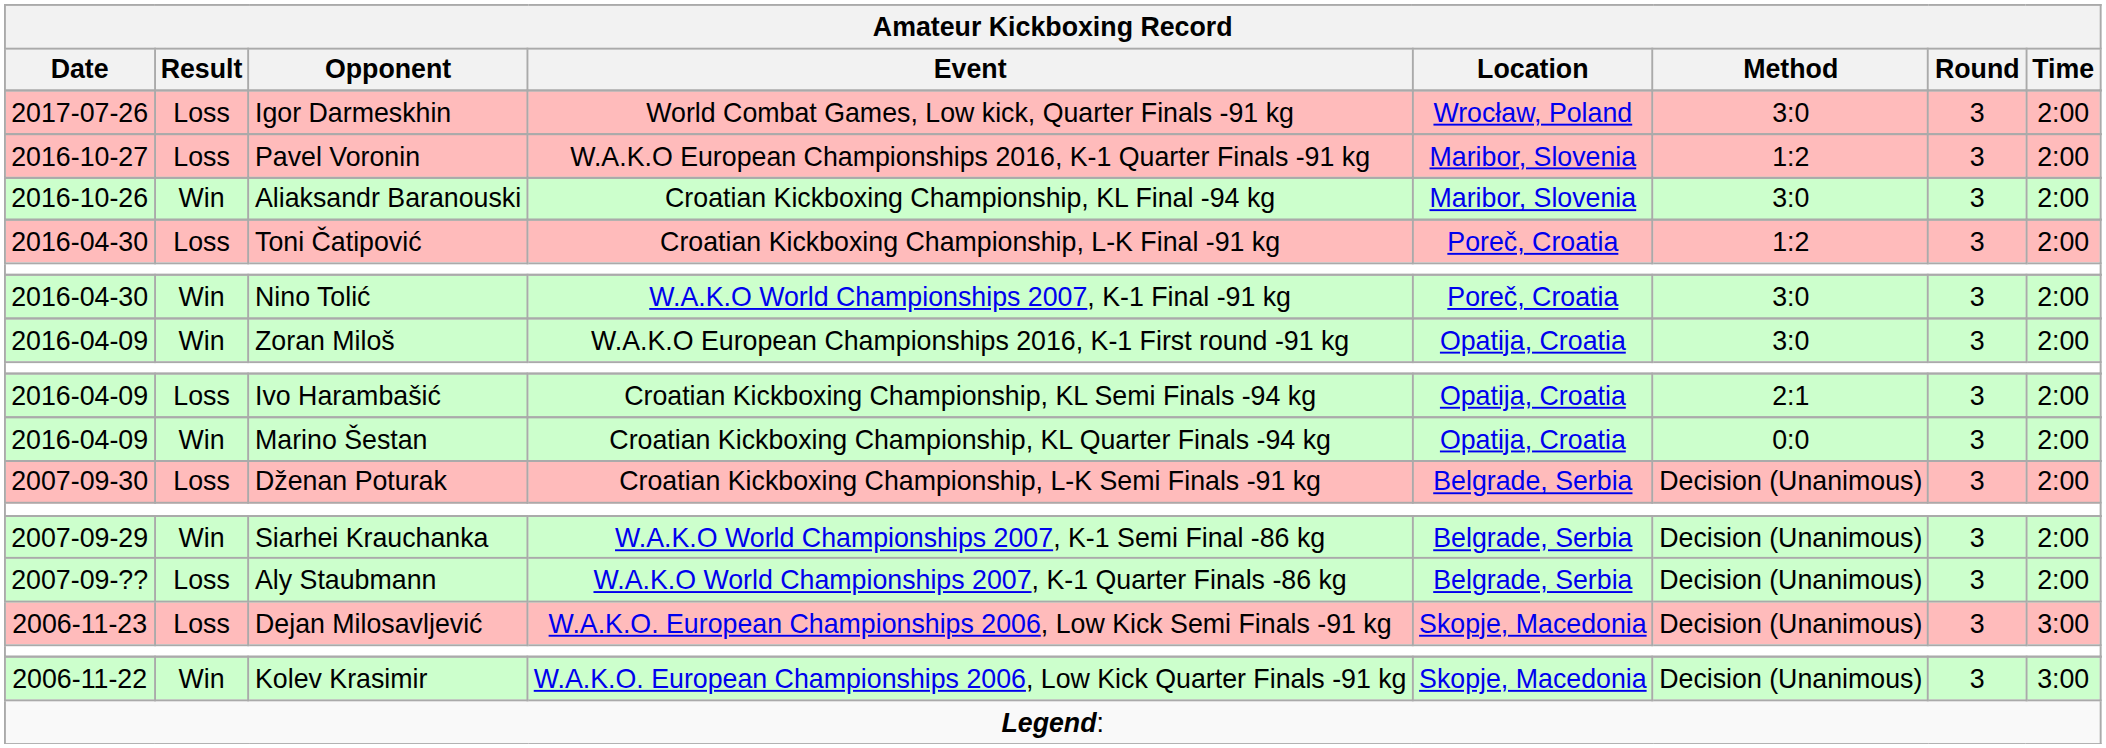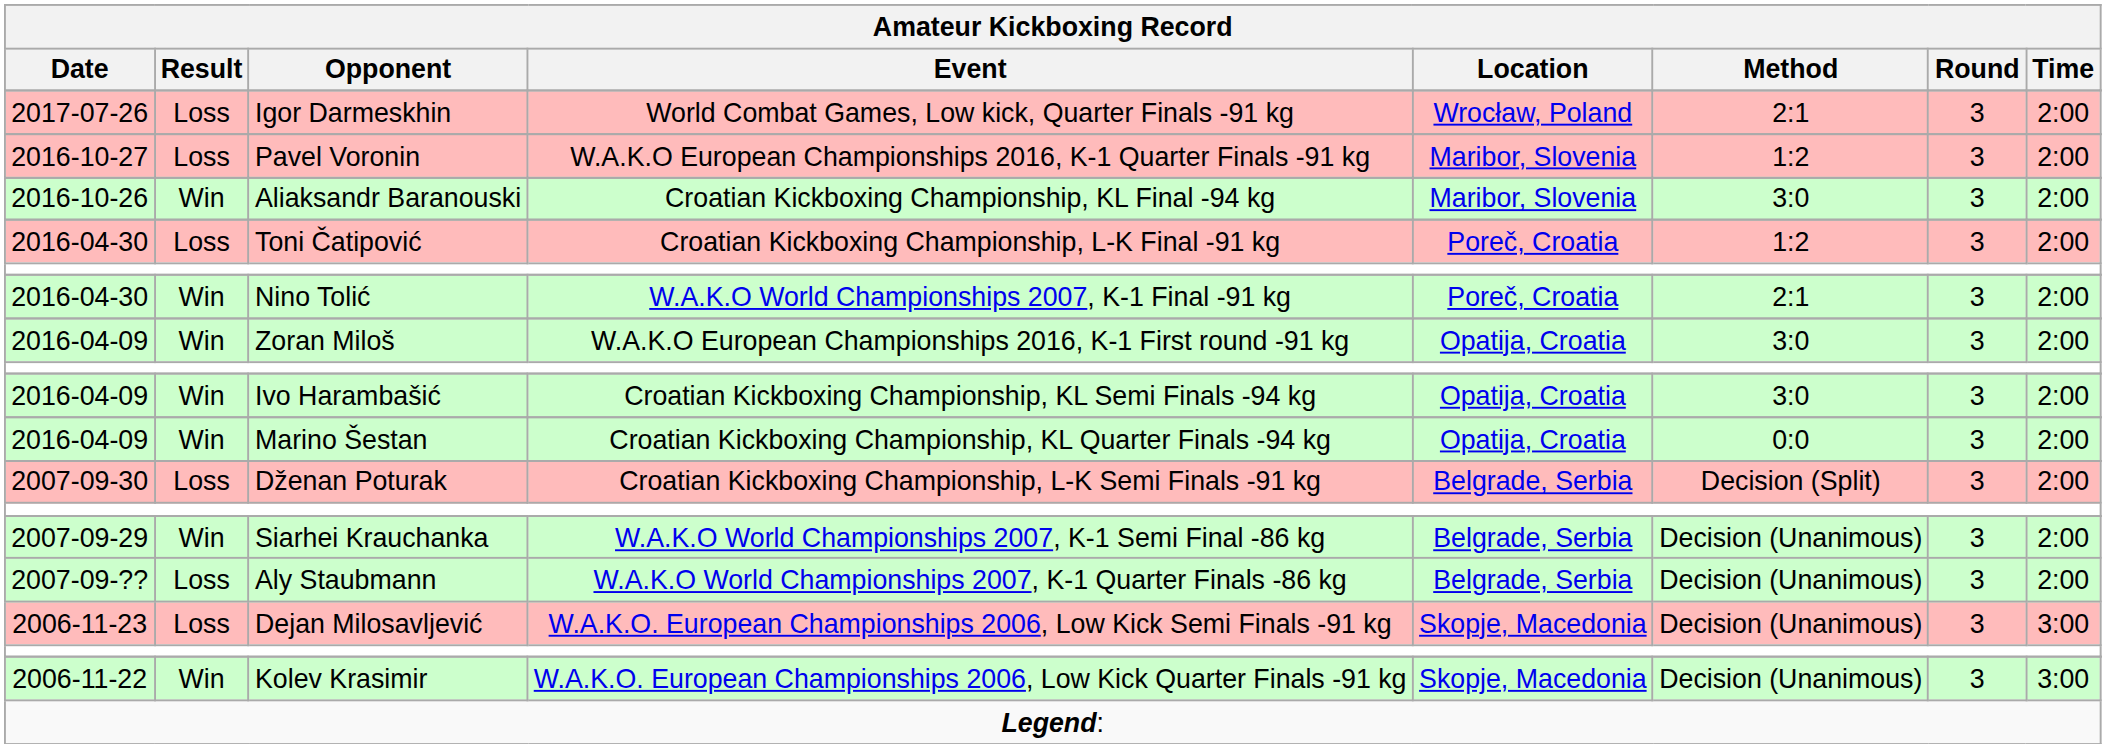(1791, 112) 3:0 -> (1791, 112) 2:1
(1791, 297) 3:0 -> (1791, 297) 2:1
(202, 396) Loss -> (202, 396) Win
(1791, 396) 2:1 -> (1791, 396) 3:0
(1791, 482) Decision (Unanimous) -> (1791, 482) Decision (Split)
